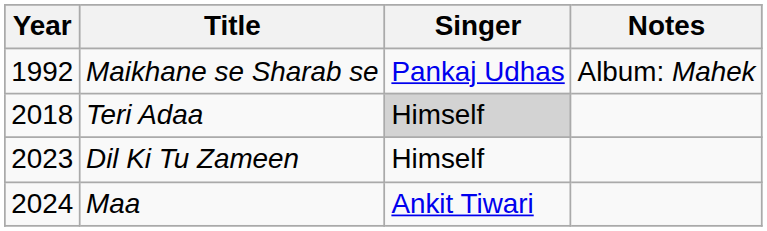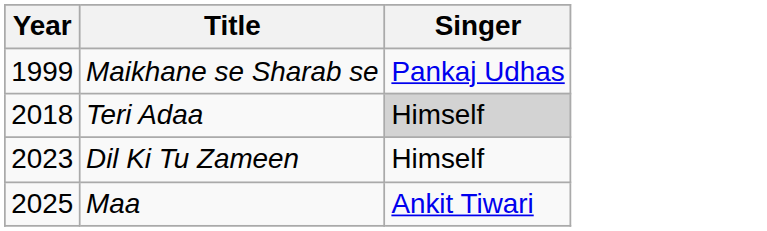- column: (667, 26)
(42, 70) 1992 -> (42, 70) 1999
(42, 203) 2024 -> (42, 203) 2025
